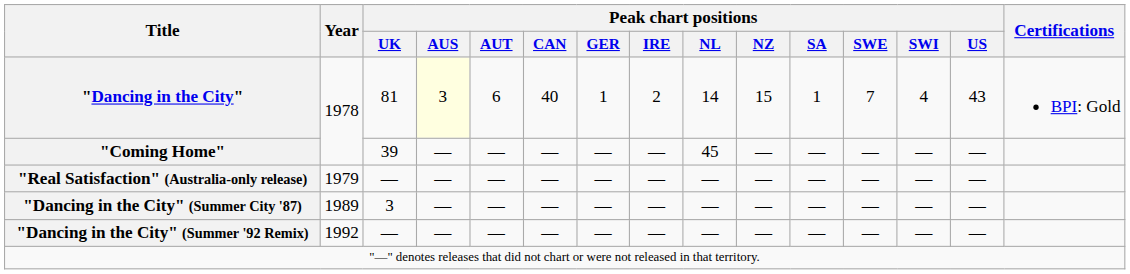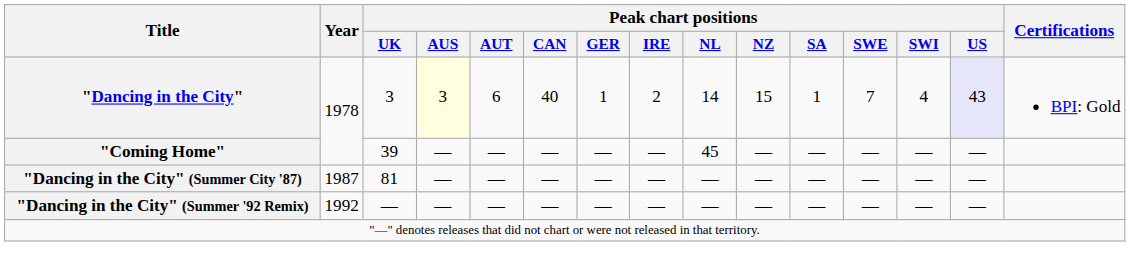(389, 97) 81 -> (389, 97) 3
(977, 97) no background -> (977, 97) lavender background
- row: (163, 178)
(342, 205) 1989 -> (342, 178) 1987
(389, 205) 3 -> (389, 178) 81
